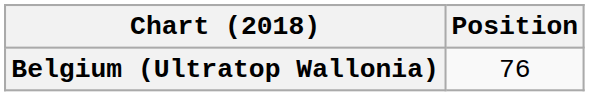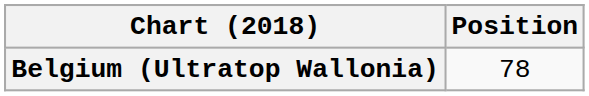(515, 70) 76 -> (515, 70) 78
